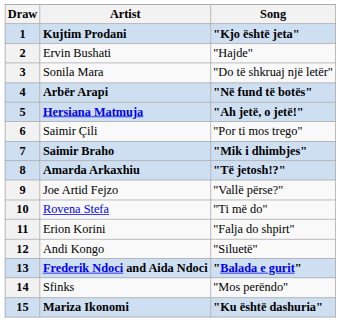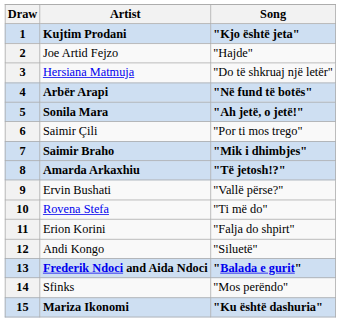(77, 53) Ervin Bushati -> (81, 53) Joe Artid Fejzo
(73, 72) Sonila Mara -> (89, 72) Hersiana Matmuja
(93, 111) Hersiana Matmuja -> (76, 111) Sonila Mara
(81, 190) Joe Artid Fejzo -> (77, 190) Ervin Bushati
